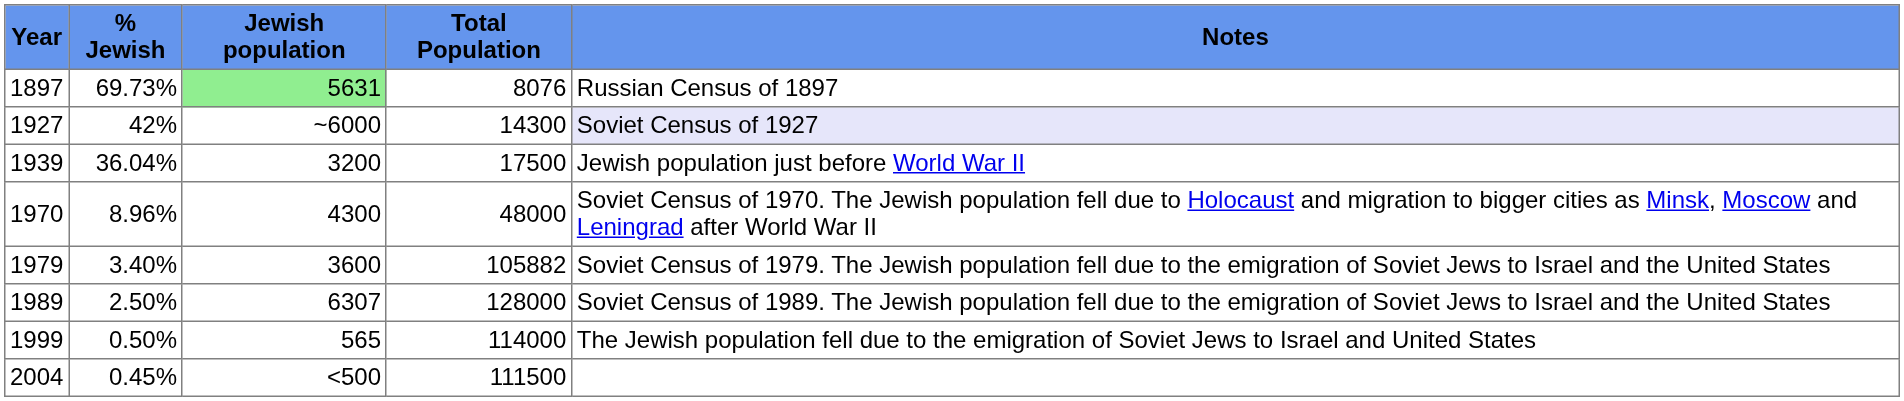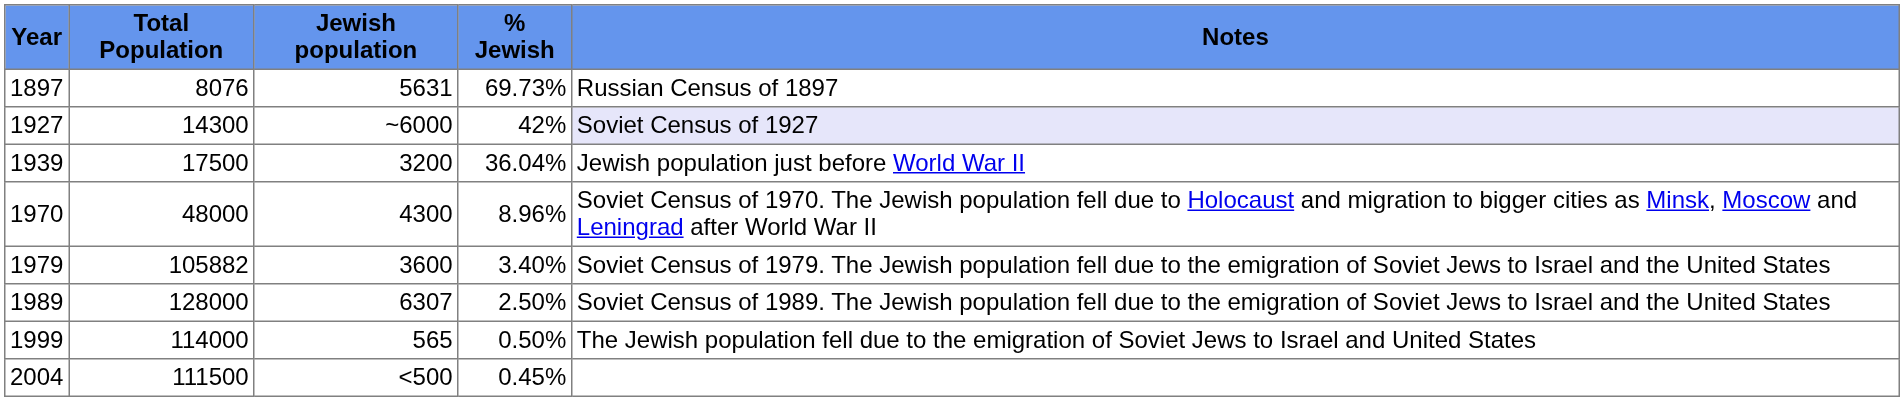columns swapped: (479, 36) <-> (125, 36)
(354, 87) lightgreen background -> (426, 87) no background
